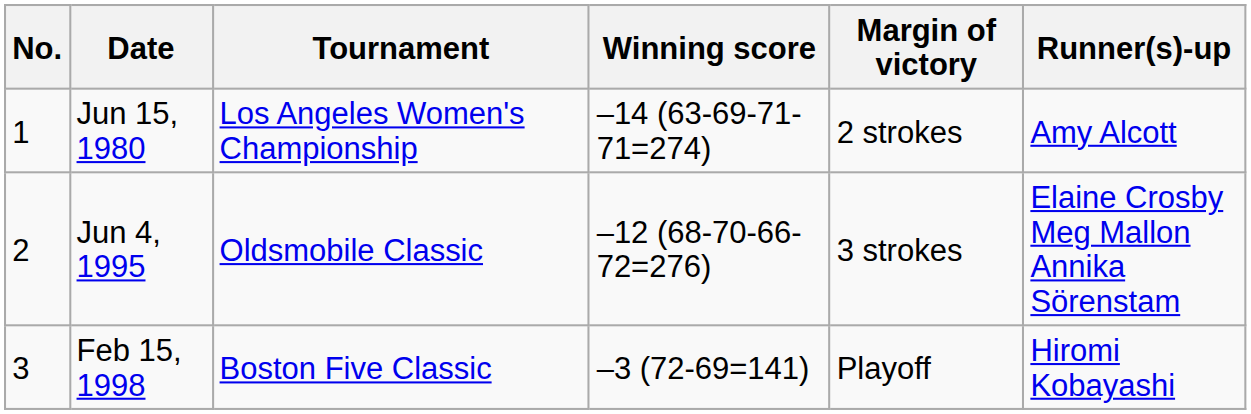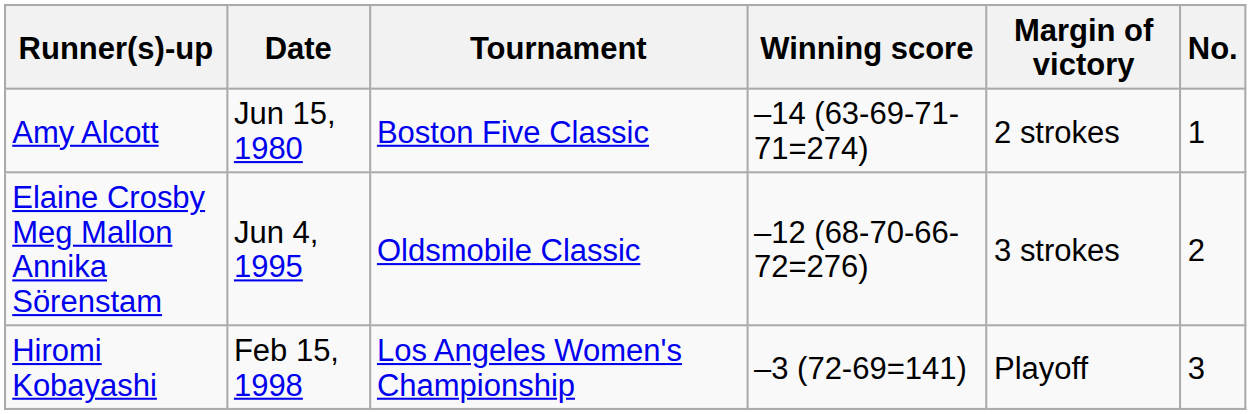columns swapped: (37, 47) <-> (1134, 47)
(372, 131) Los Angeles Women's Championship -> (513, 131) Boston Five Classic
(356, 368) Boston Five Classic -> (529, 368) Los Angeles Women's Championship
